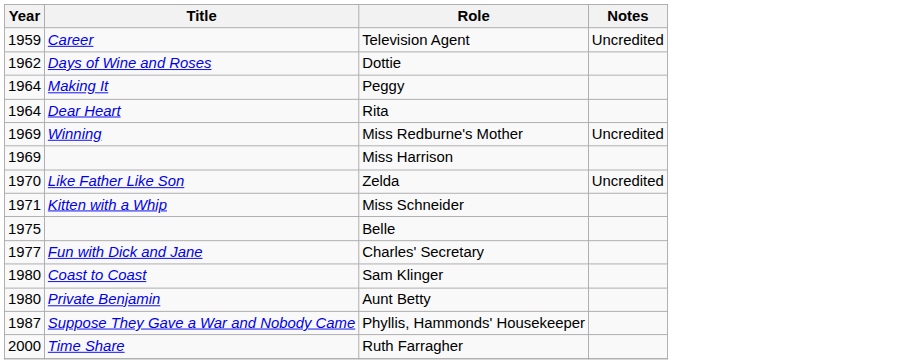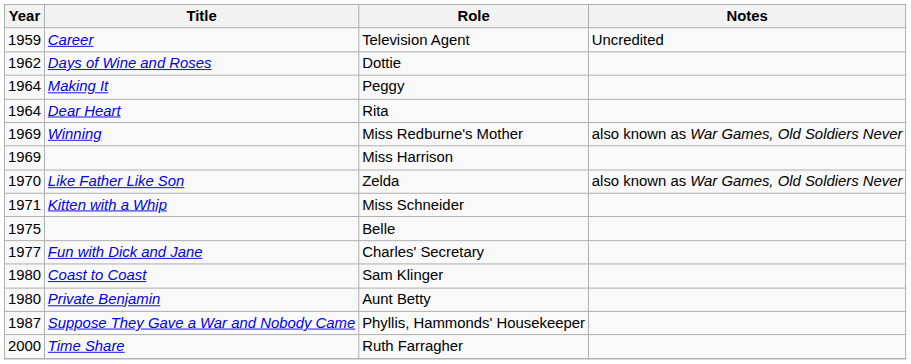(628, 134) Uncredited -> (747, 134) also known as War Games, Old Soldiers Never
(628, 181) Uncredited -> (747, 181) also known as War Games, Old Soldiers Never
